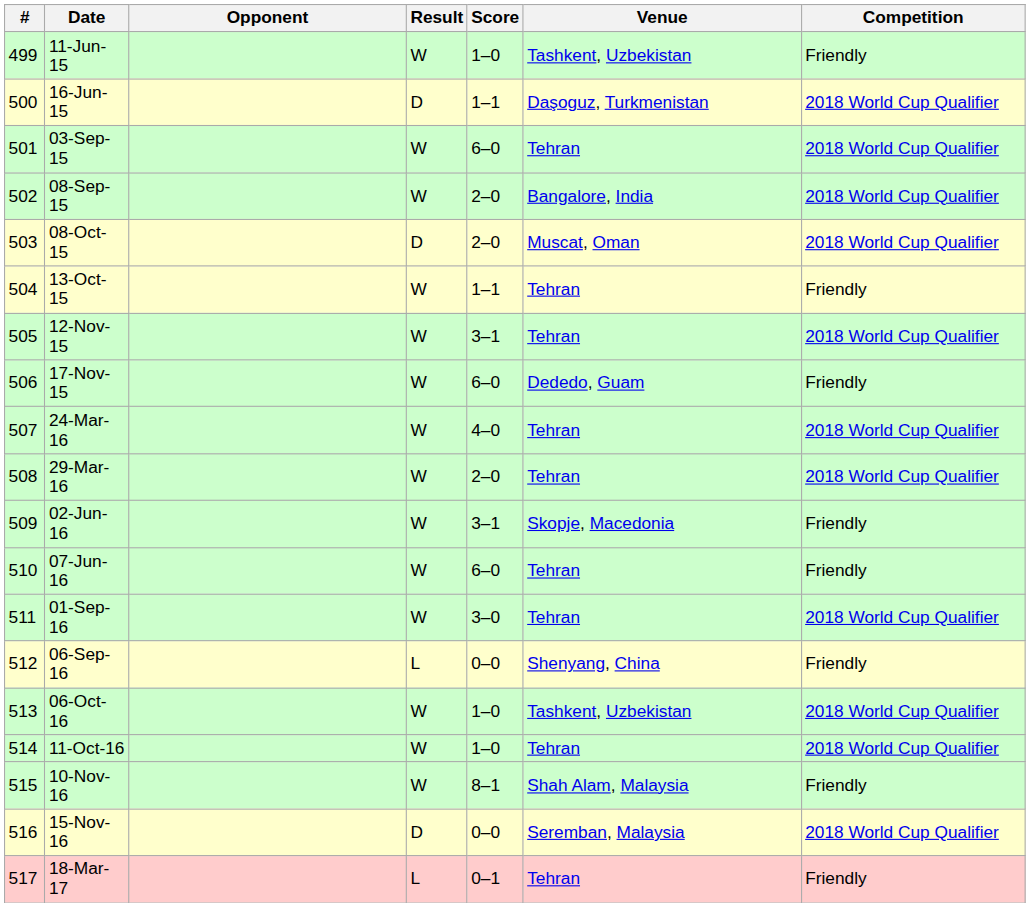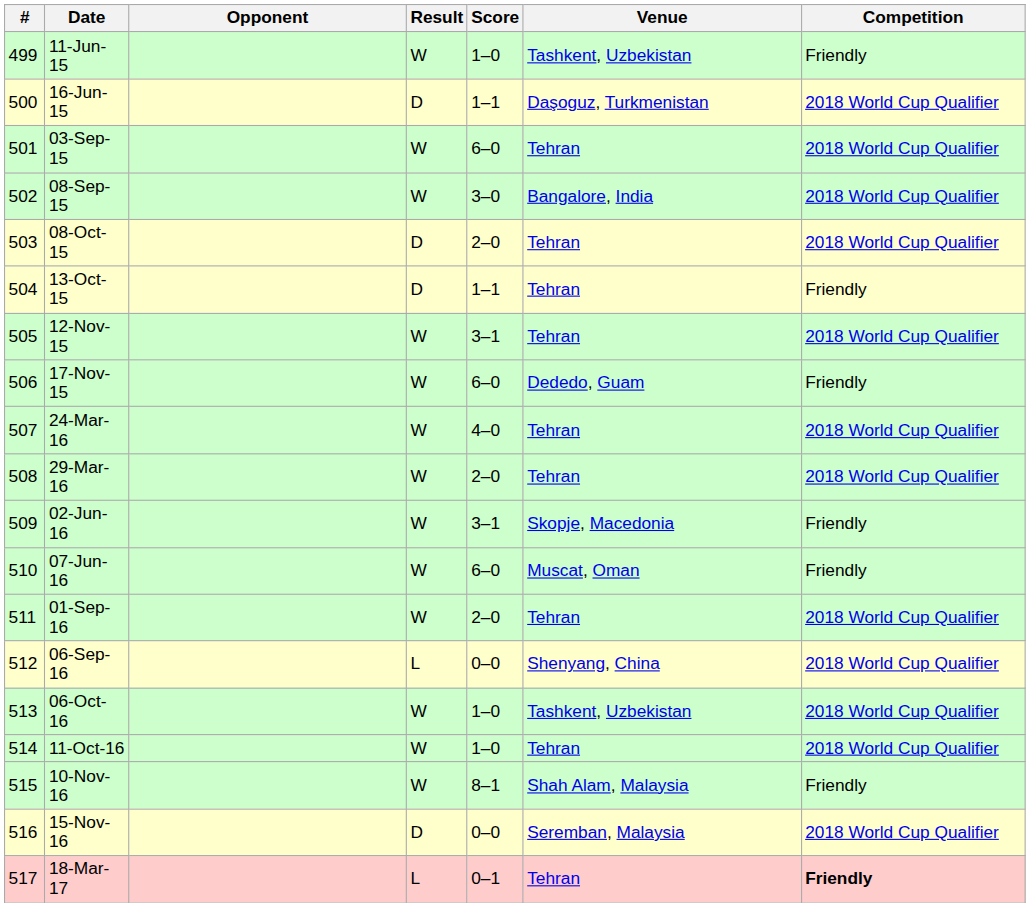(486, 195) 2–0 -> (486, 195) 3–0
(583, 242) Muscat, Oman -> (554, 242) Tehran
(419, 289) W -> (417, 289) D
(554, 570) Tehran -> (583, 570) Muscat, Oman
(486, 617) 3–0 -> (486, 617) 2–0
(836, 664) Friendly -> (902, 664) 2018 World Cup Qualifier
(836, 879) normal -> (839, 879) bold
